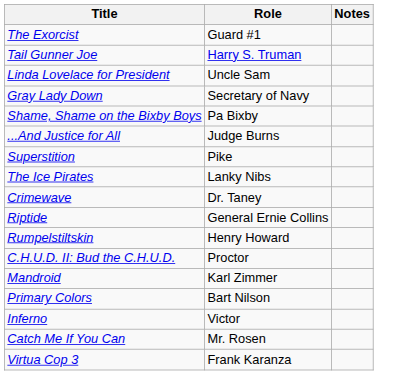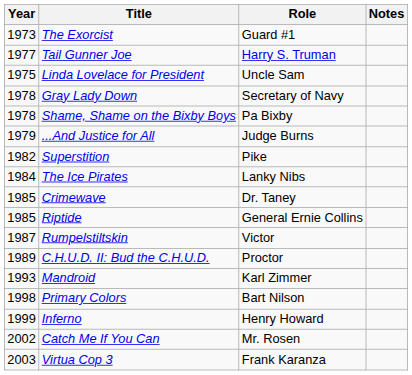+ column: (22, 14)
(248, 237) Henry Howard -> (258, 237) Victor
(224, 319) Victor -> (283, 319) Henry Howard
